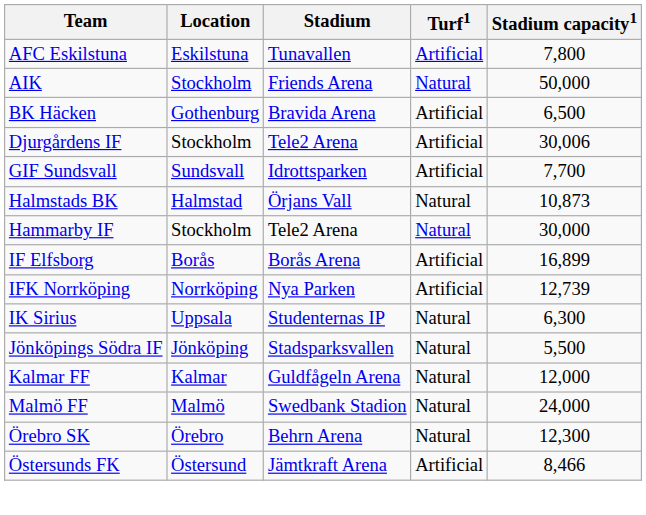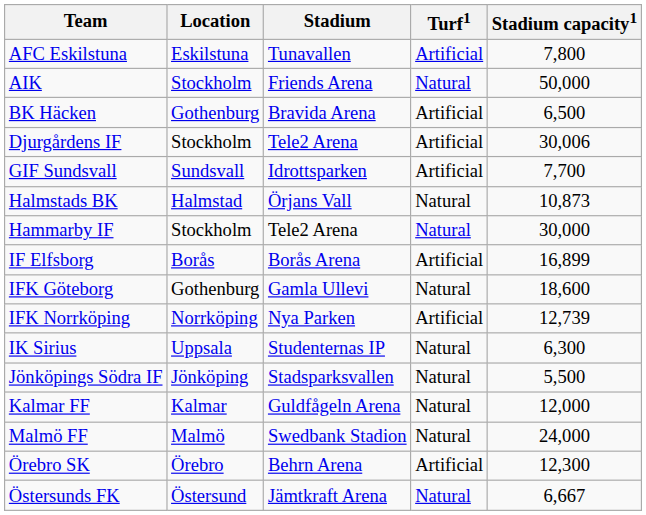+ row: (61, 289)
(443, 436) Natural -> (449, 465) Artificial
(449, 465) Artificial -> (443, 495) Natural
(564, 465) 8,466 -> (564, 495) 6,667
